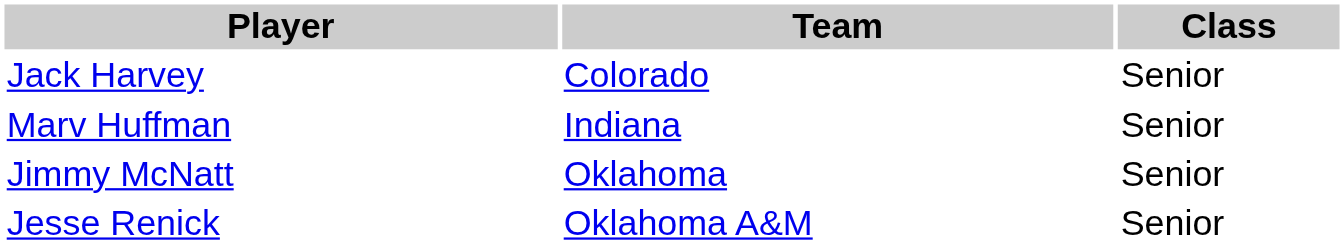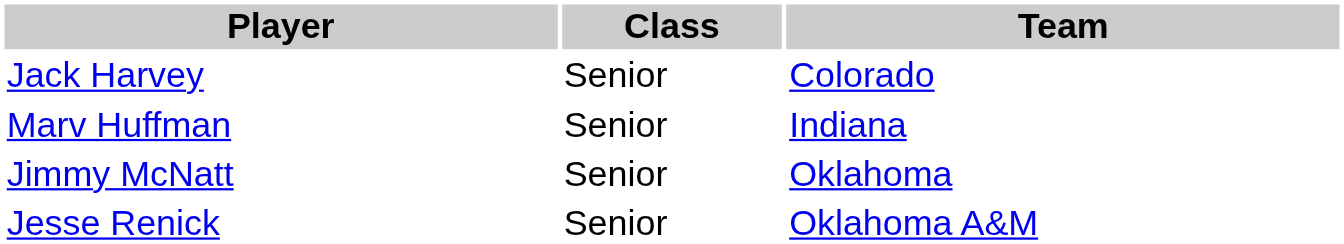columns swapped: (1229, 26) <-> (838, 26)
